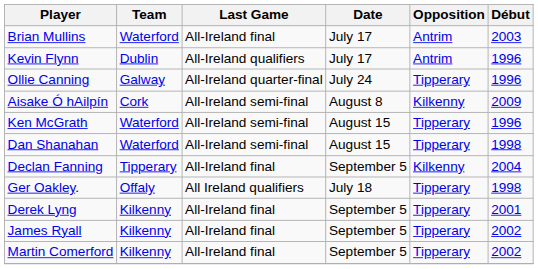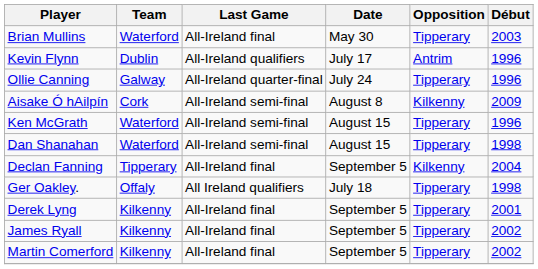(351, 36) July 17 -> (351, 36) May 30
(433, 36) Antrim -> (442, 36) Tipperary
